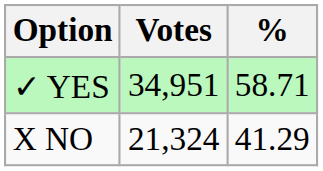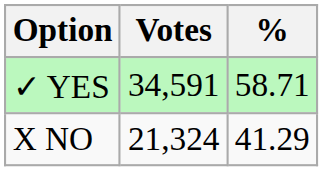(174, 84) 34,951 -> (174, 84) 34,591
